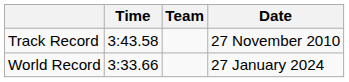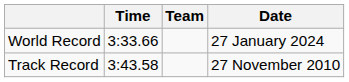rows swapped: (54, 64) <-> (53, 40)
